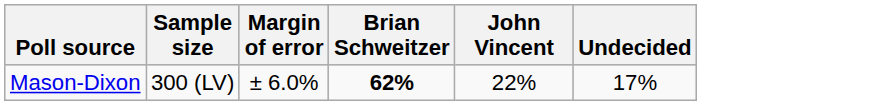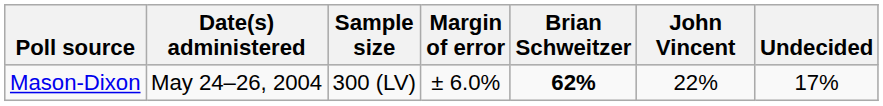+ column: (237, 35)
